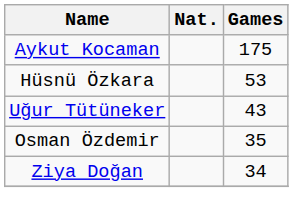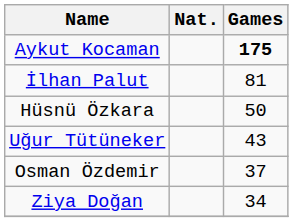(256, 50) normal -> (256, 50) bold
+ row: (87, 80)
(256, 80) 53 -> (256, 111) 50
(256, 141) 35 -> (256, 171) 37
